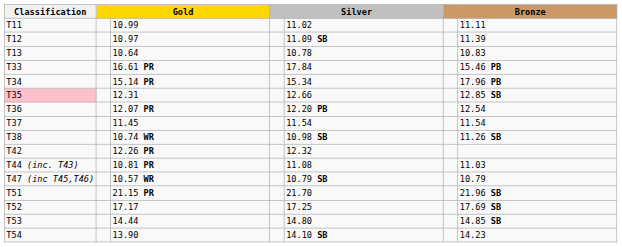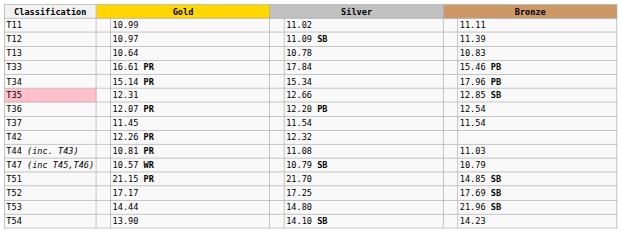- row: (133, 137)
(480, 193) 21.96 SB -> (480, 179) 14.85 SB
(480, 221) 14.85 SB -> (480, 207) 21.96 SB
